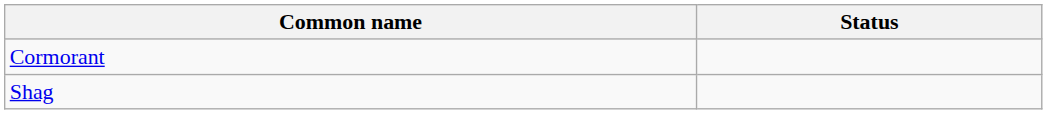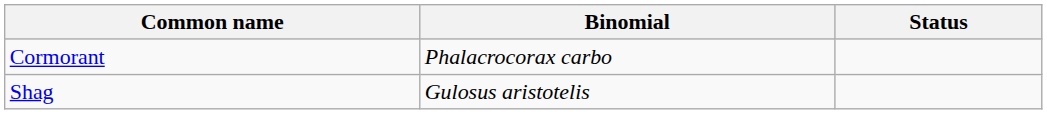+ column: (627, 21)
